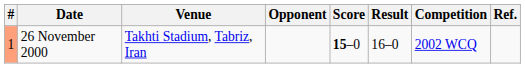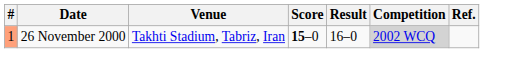- column: (297, 15)
(446, 44) no background -> (404, 36) lightgrey background
